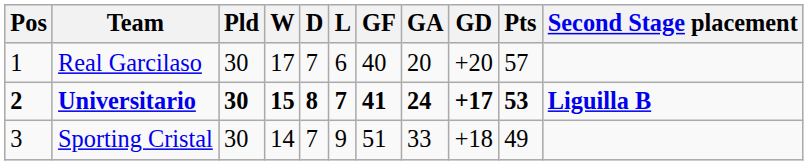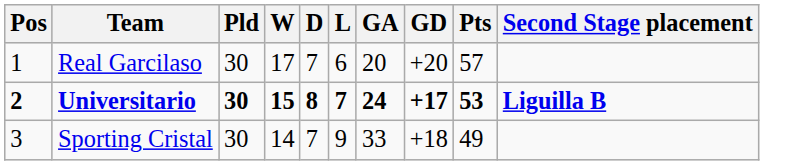- column: (379, 23)
